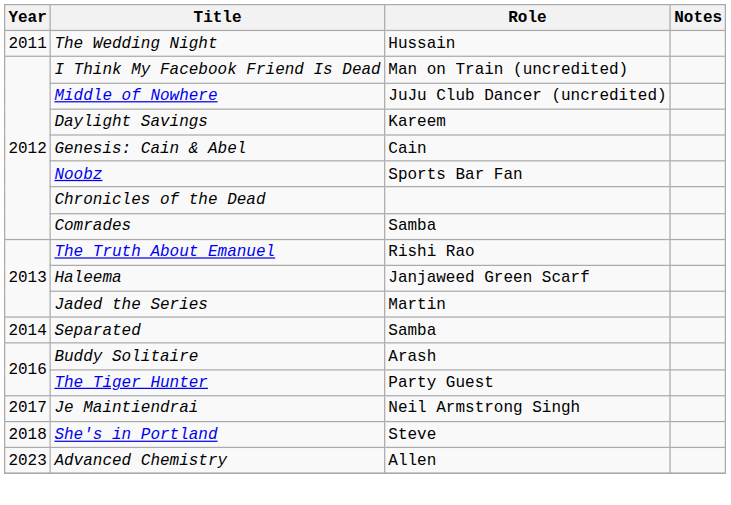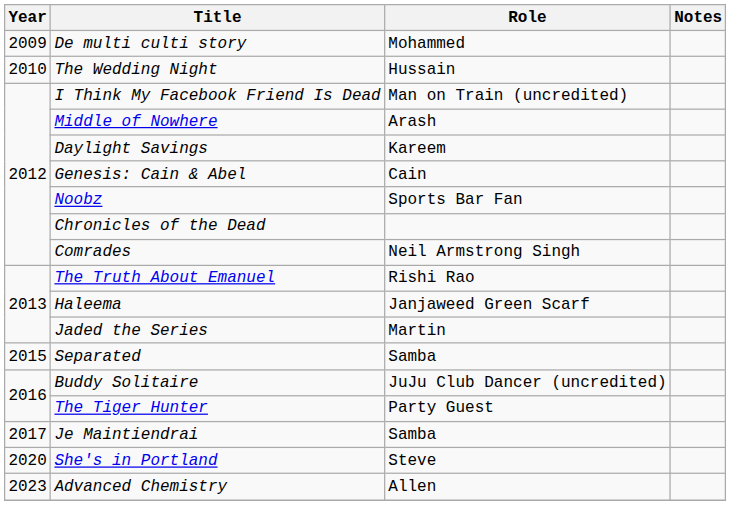+ row: (150, 44)
(28, 44) 2011 -> (28, 70) 2010
(527, 96) JuJu Club Dancer (uncredited) -> (412, 122) Arash
(412, 226) Samba -> (484, 252) Neil Armstrong Singh
(28, 330) 2014 -> (28, 356) 2015
(412, 356) Arash -> (527, 382) JuJu Club Dancer (uncredited)
(484, 409) Neil Armstrong Singh -> (412, 435) Samba
(28, 435) 2018 -> (28, 461) 2020
